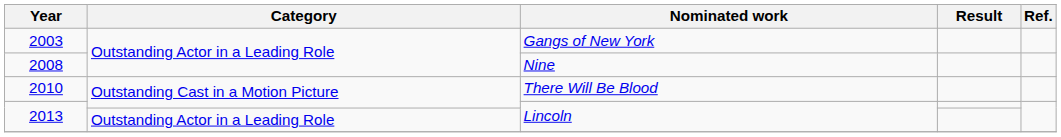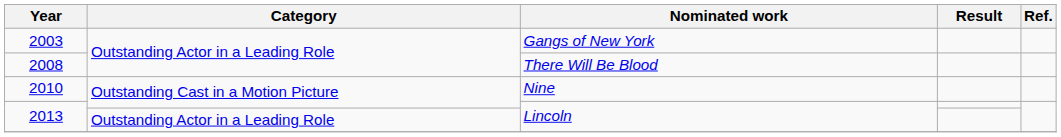(539, 64) Nine -> (591, 64) There Will Be Blood
(591, 88) There Will Be Blood -> (539, 88) Nine
